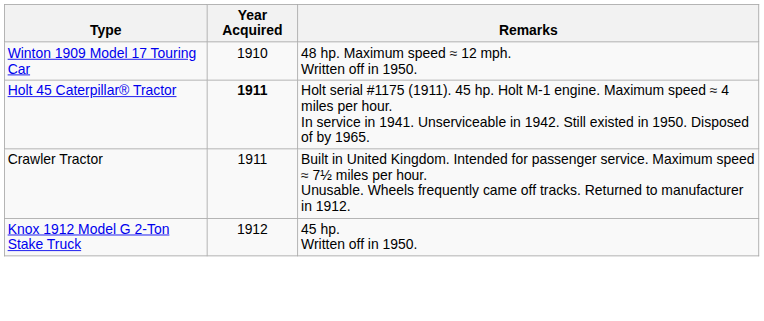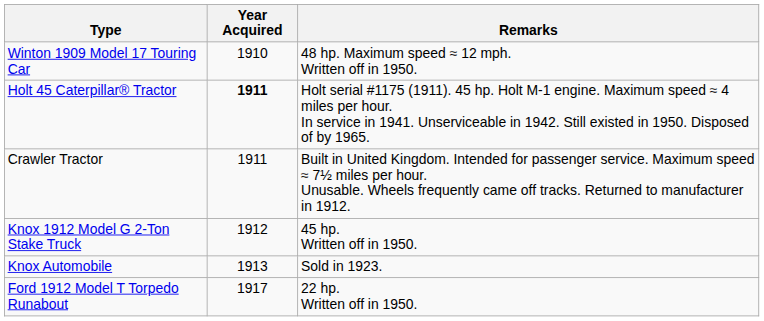+ row: (60, 266)
+ row: (93, 296)
